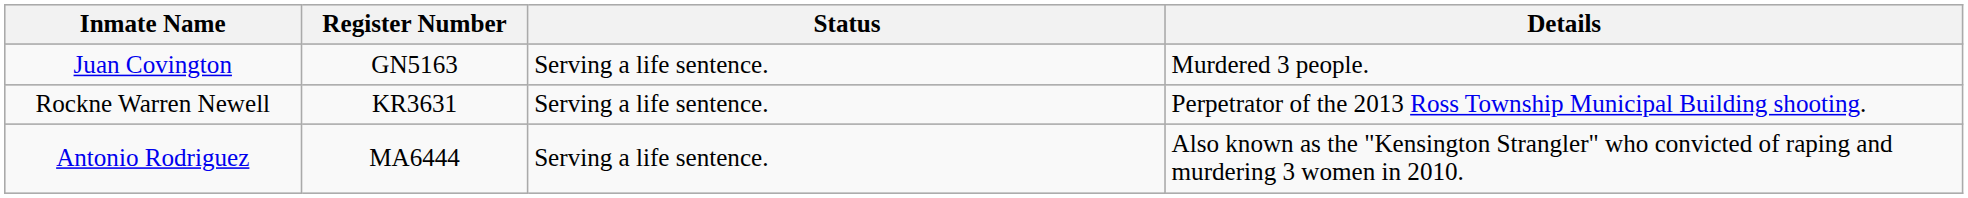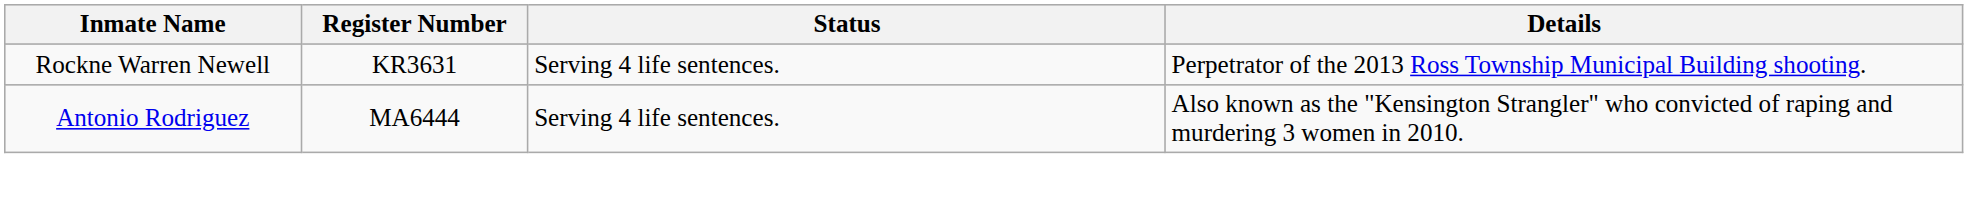- row: (153, 64)
(651, 104) Serving a life sentence. -> (657, 64) Serving 4 life sentences.
(651, 158) Serving a life sentence. -> (657, 118) Serving 4 life sentences.
